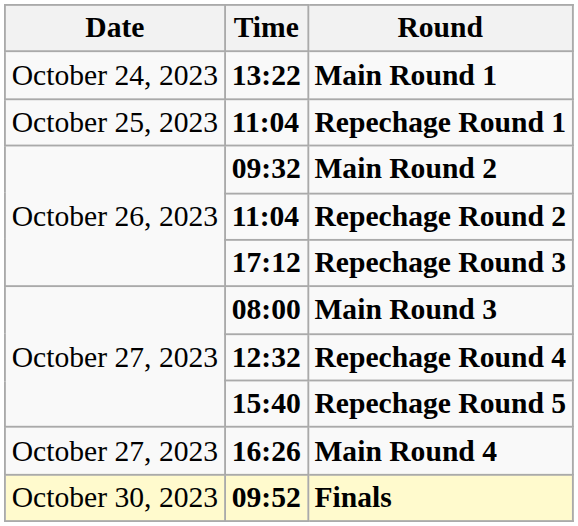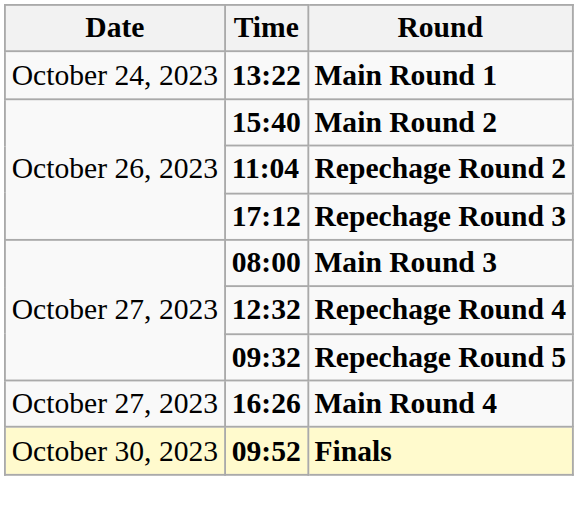- row: (440, 121)
(266, 168) 09:32 -> (266, 121) 15:40
(266, 403) 15:40 -> (266, 356) 09:32
